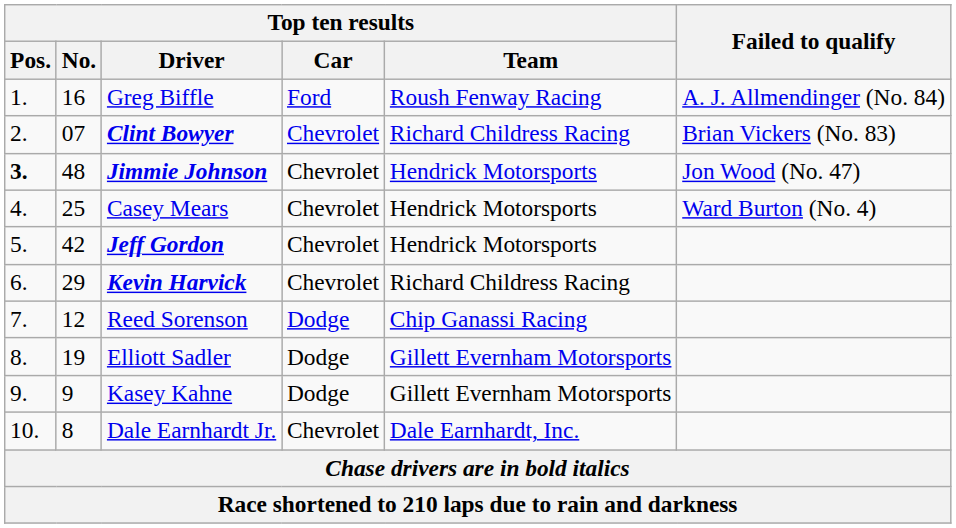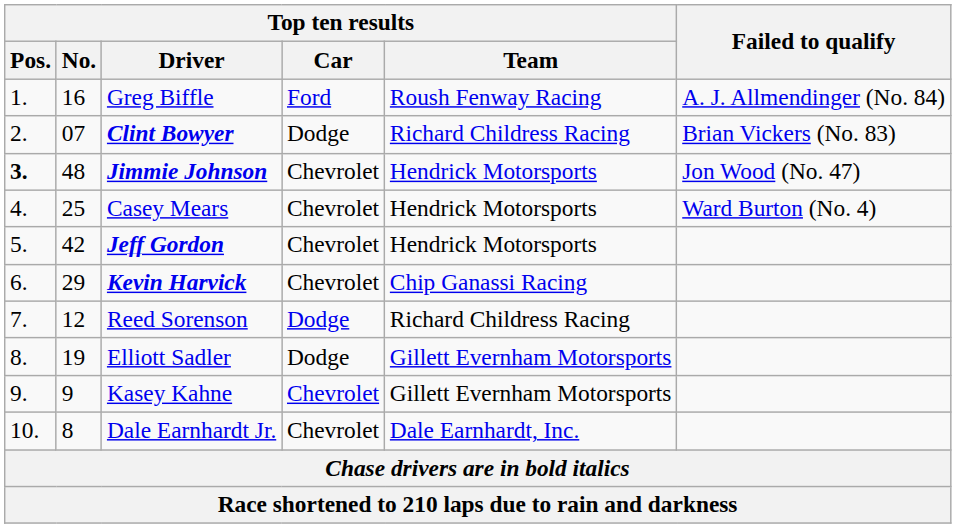(333, 134) Chevrolet -> (318, 134) Dodge
(510, 282) Richard Childress Racing -> (488, 282) Chip Ganassi Racing
(488, 319) Chip Ganassi Racing -> (510, 319) Richard Childress Racing
(318, 393) Dodge -> (333, 393) Chevrolet
